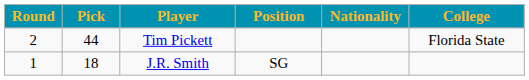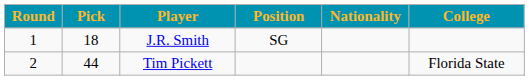rows swapped: (178, 63) <-> (178, 39)
